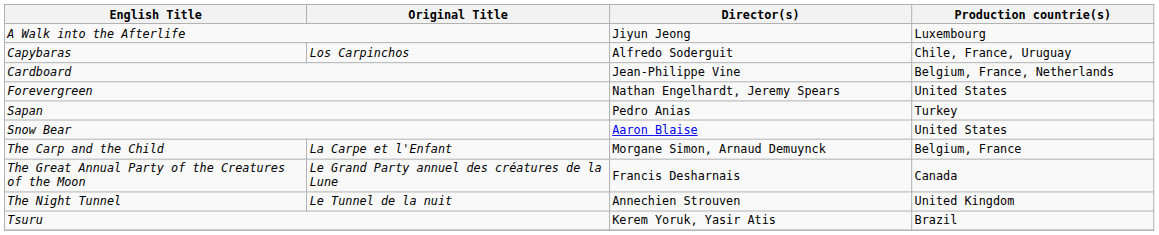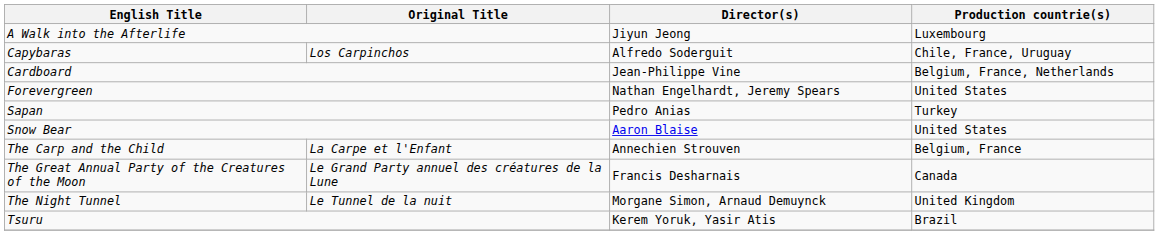(719, 149) Morgane Simon, Arnaud Demuynck -> (676, 149) Annechien Strouven
(676, 201) Annechien Strouven -> (719, 201) Morgane Simon, Arnaud Demuynck
